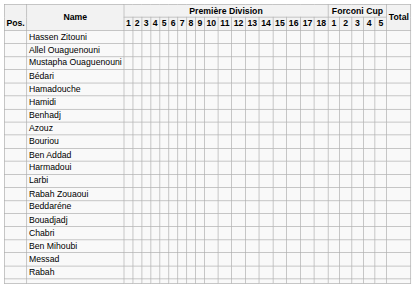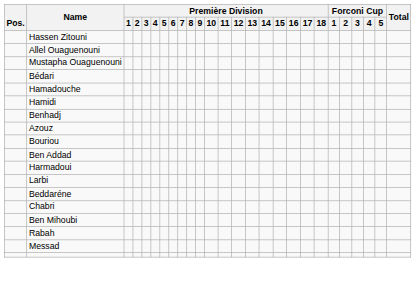- row: (59, 193)
- row: (48, 219)
rows swapped: (42, 272) <-> (44, 259)
